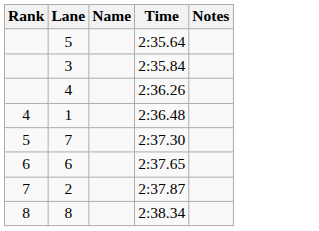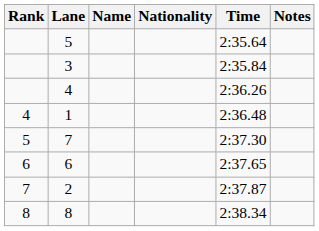+ column: (175, 16)
